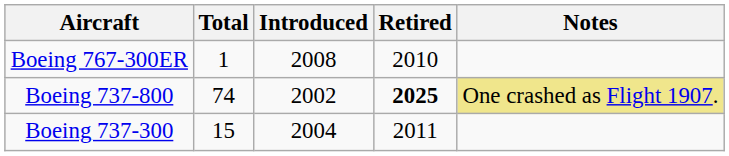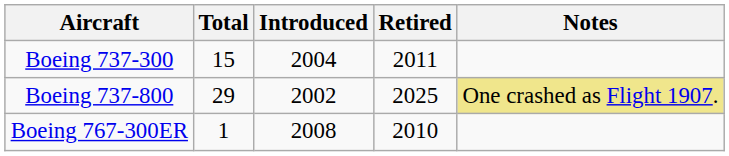rows swapped: (99, 131) <-> (99, 58)
(224, 95) 74 -> (224, 95) 29
(415, 95) bold -> (415, 95) normal
